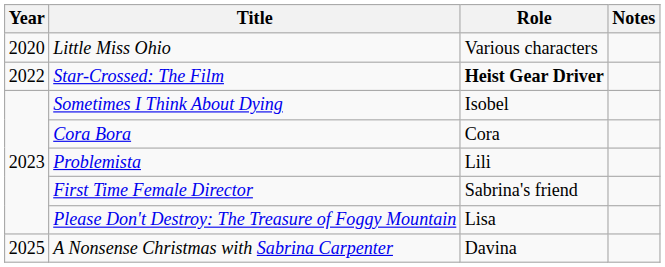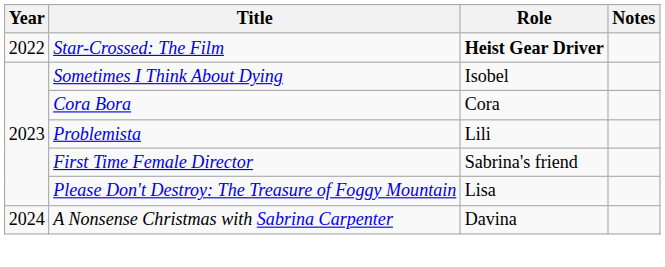- row: (112, 47)
(27, 248) 2025 -> (27, 219) 2024
